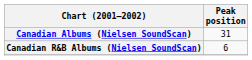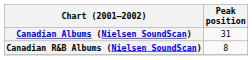(226, 48) 6 -> (226, 48) 8
